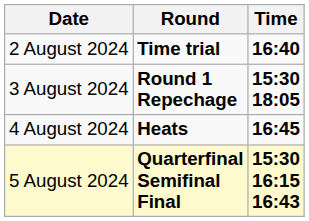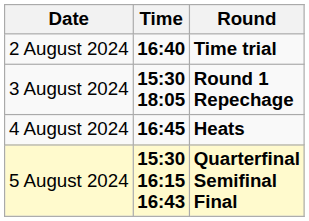columns swapped: (276, 19) <-> (190, 19)
